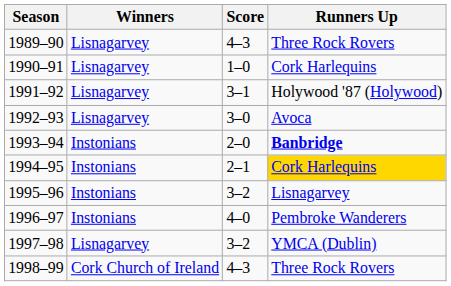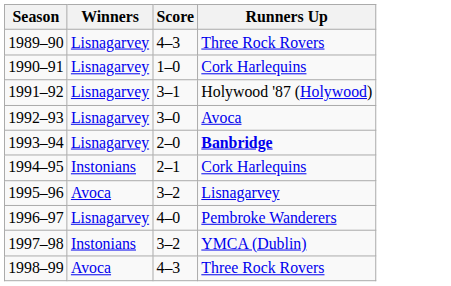(103, 142) Instonians -> (110, 142) Lisnagarvey
(324, 167) gold background -> (254, 167) no background
(103, 192) Instonians -> (91, 192) Avoca
(103, 218) Instonians -> (110, 218) Lisnagarvey
(110, 243) Lisnagarvey -> (103, 243) Instonians
(145, 268) Cork Church of Ireland -> (91, 268) Avoca
